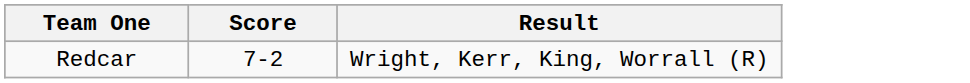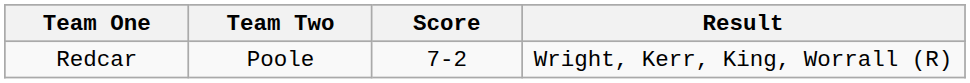+ column: (280, 23)
